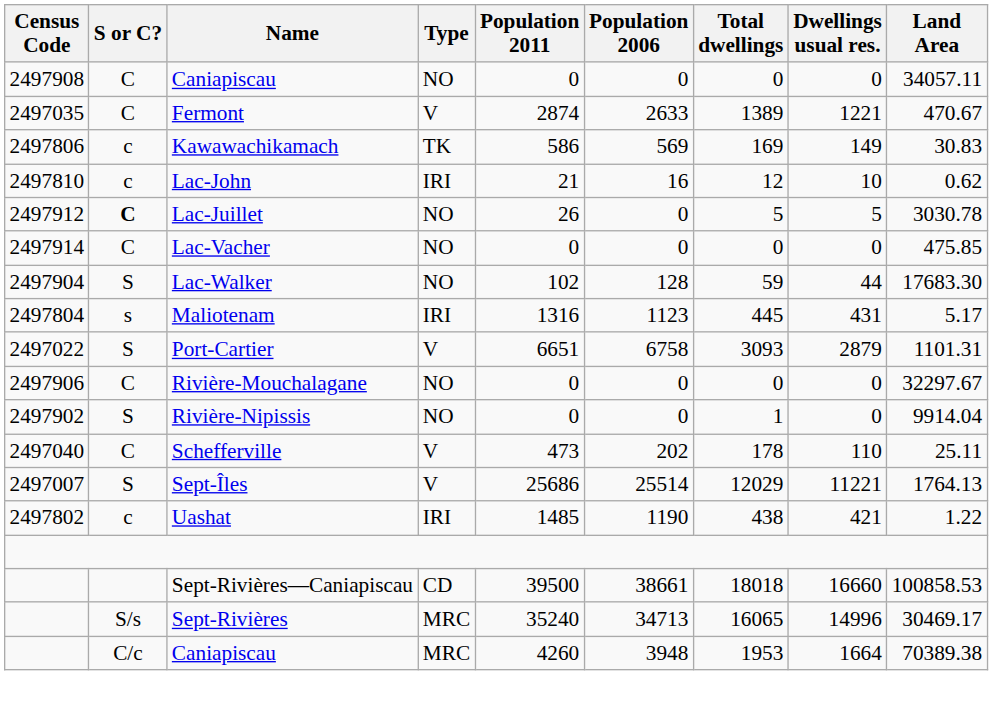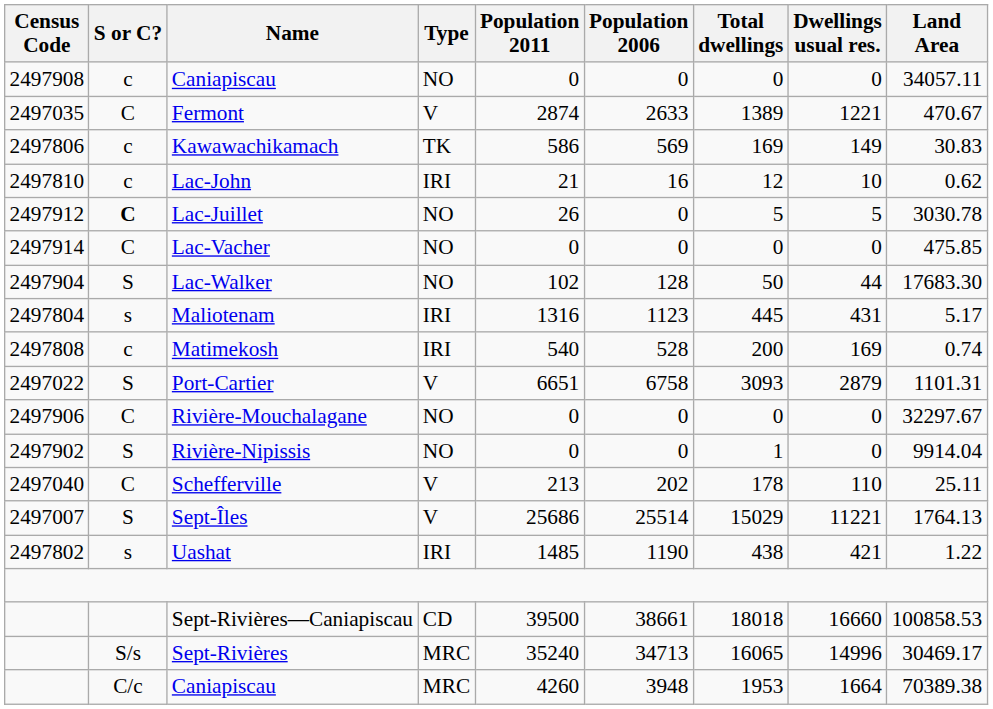(128, 79) C -> (128, 79) c
(773, 281) 59 -> (773, 281) 50
+ row: (47, 349)
(563, 450) 473 -> (563, 484) 213
(757, 484) 12029 -> (757, 517) 15029
(128, 517) c -> (128, 551) s
